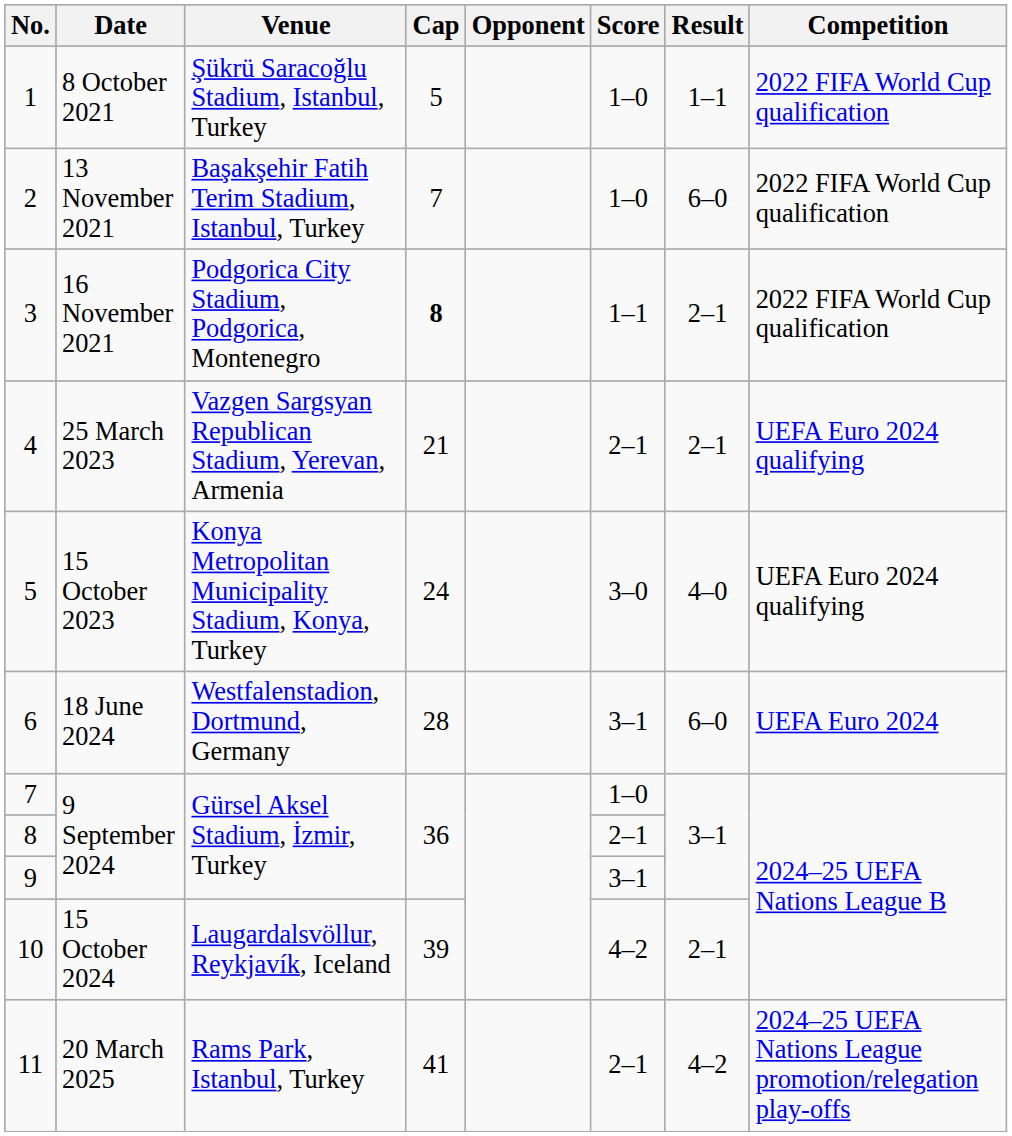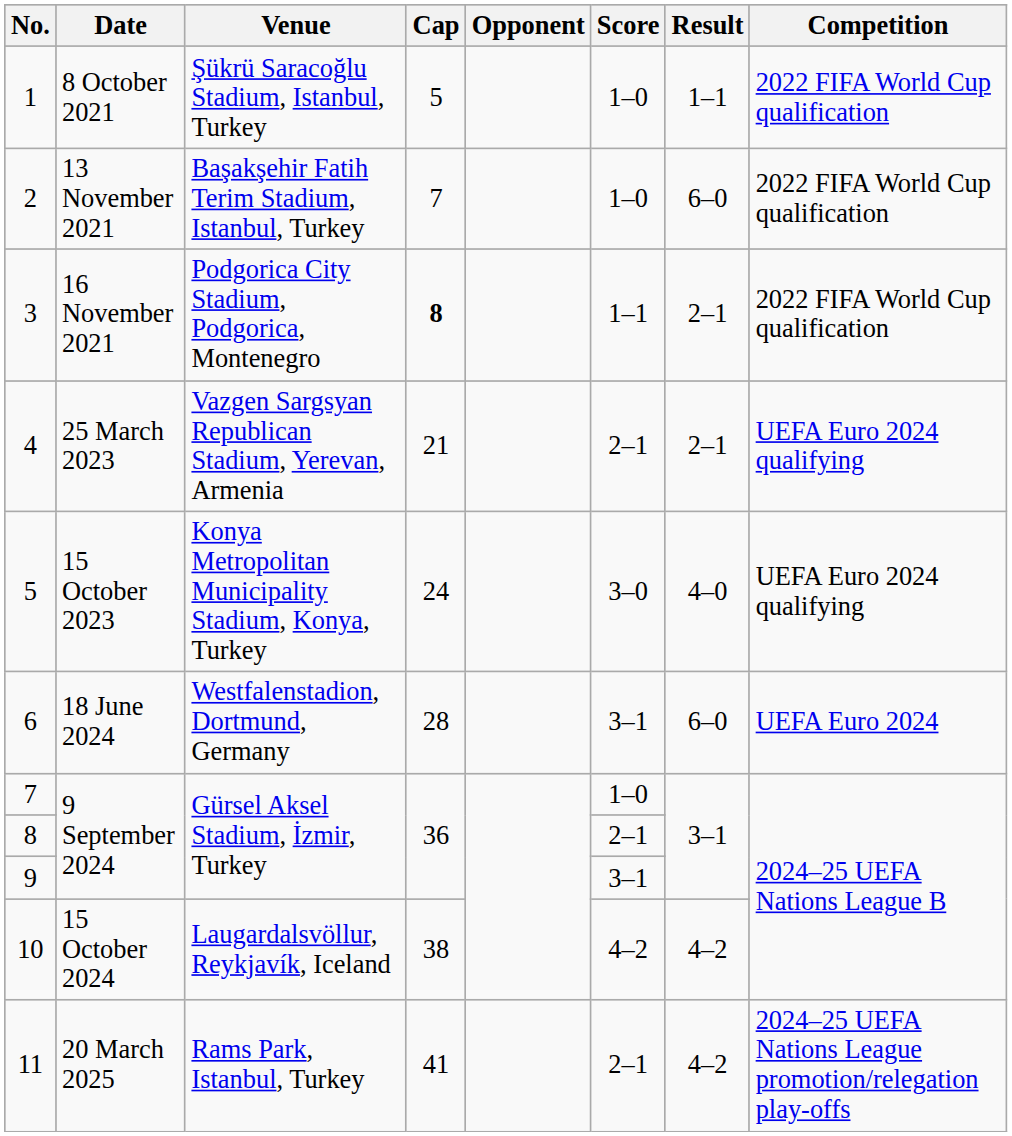(436, 949) 39 -> (436, 949) 38
(708, 949) 2–1 -> (708, 949) 4–2
